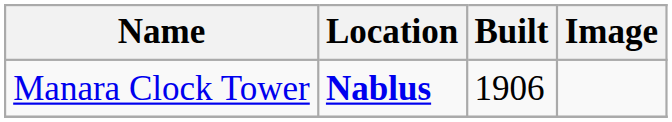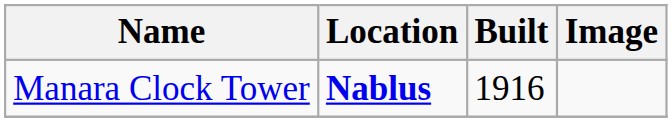(510, 87) 1906 -> (510, 87) 1916
